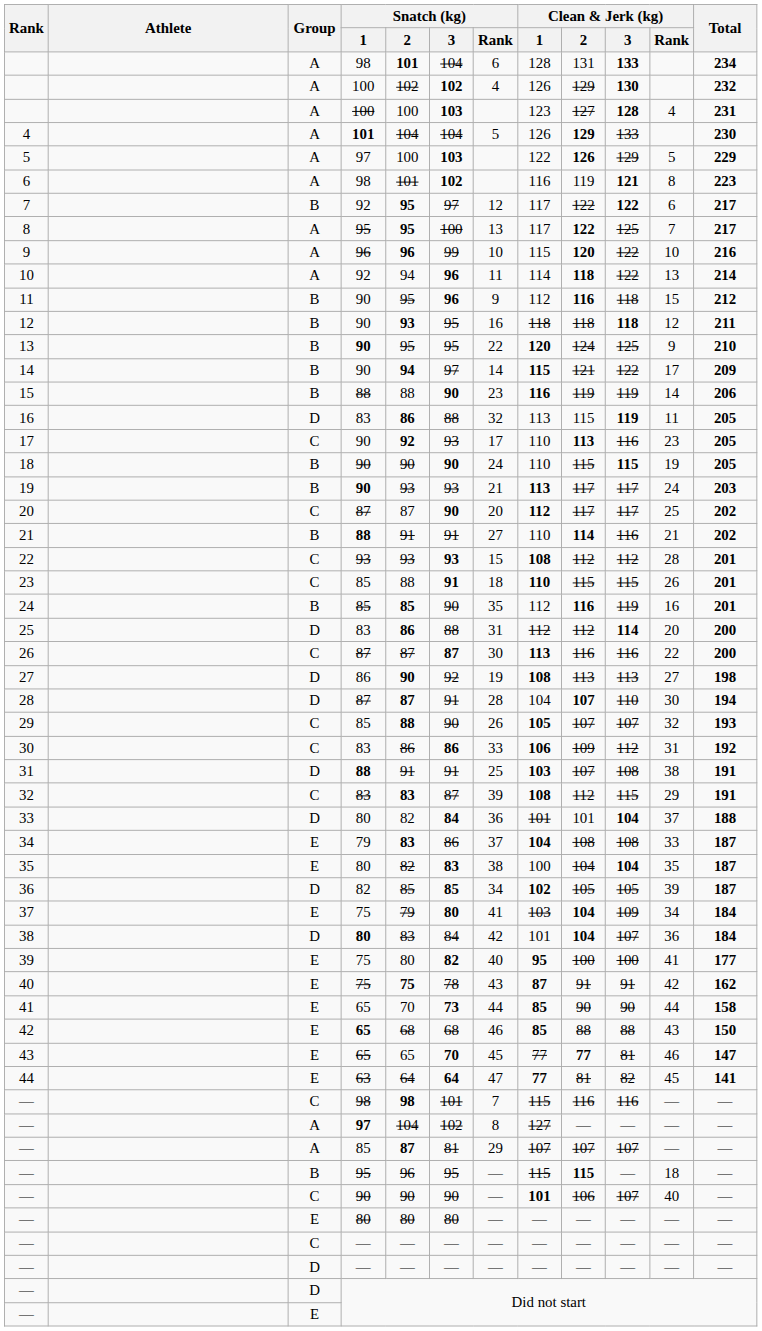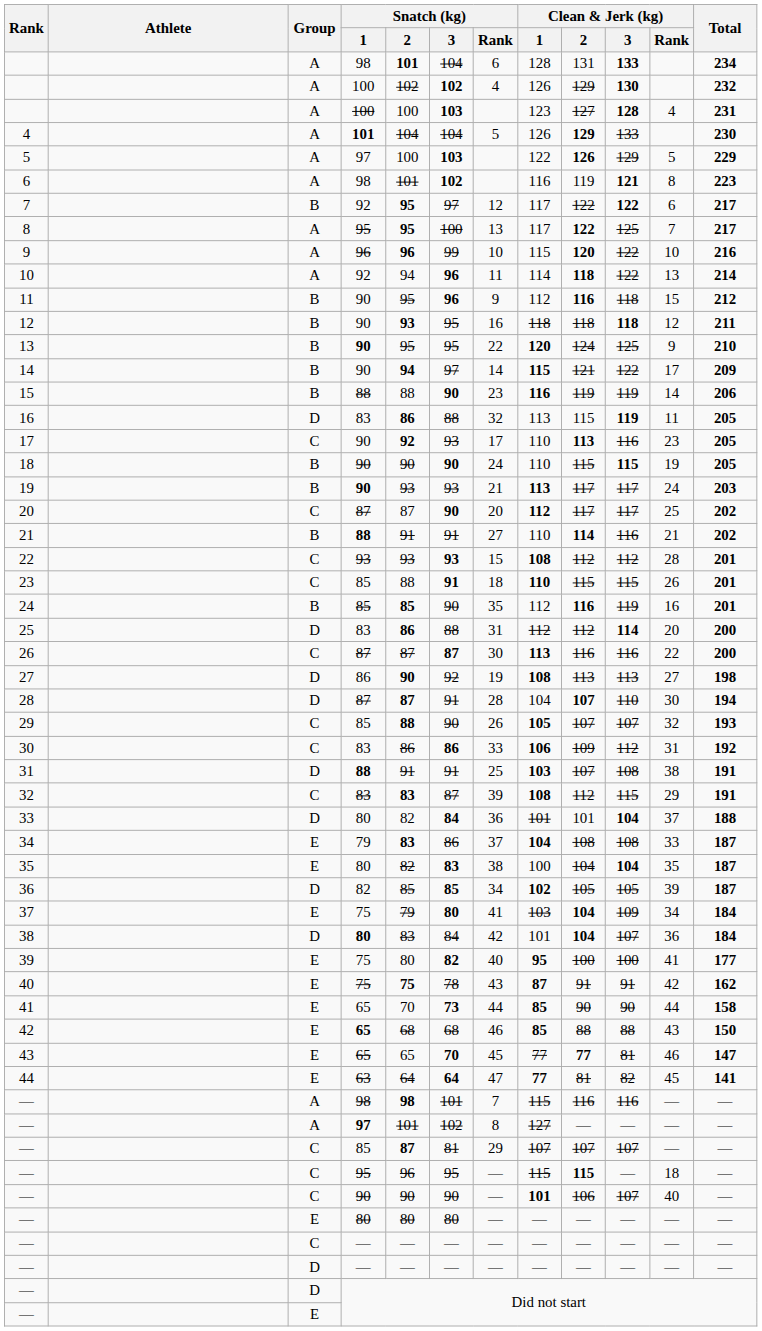(315, 1101) C -> (315, 1101) A
(407, 1125) 104 -> (407, 1125) 101
(315, 1149) A -> (315, 1149) C
(315, 1172) B -> (315, 1172) C
